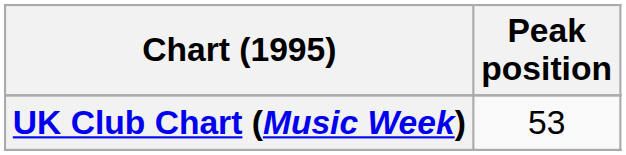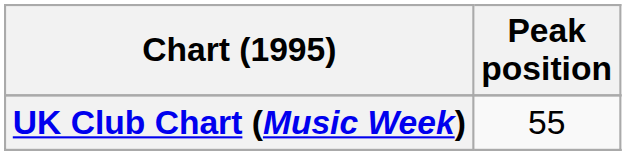(547, 122) 53 -> (547, 122) 55
